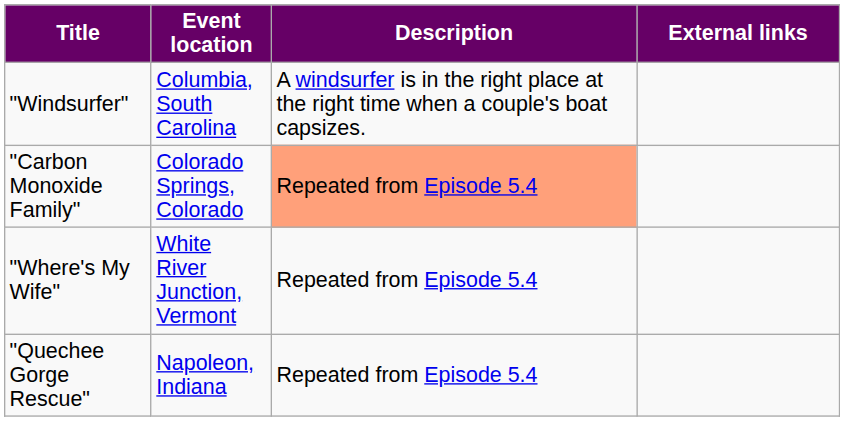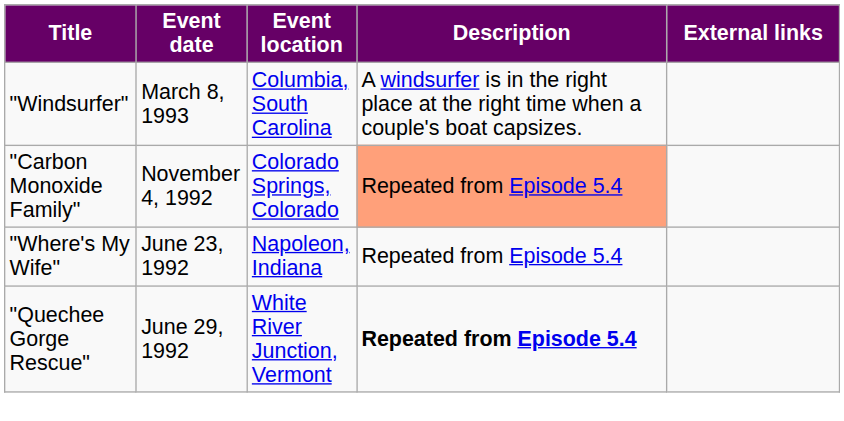+ column: (192, 33)
(199, 280) White River Junction, Vermont -> (301, 256) Napoleon, Indiana
(205, 374) Napoleon, Indiana -> (295, 338) White River Junction, Vermont
(407, 374) normal -> (499, 338) bold
